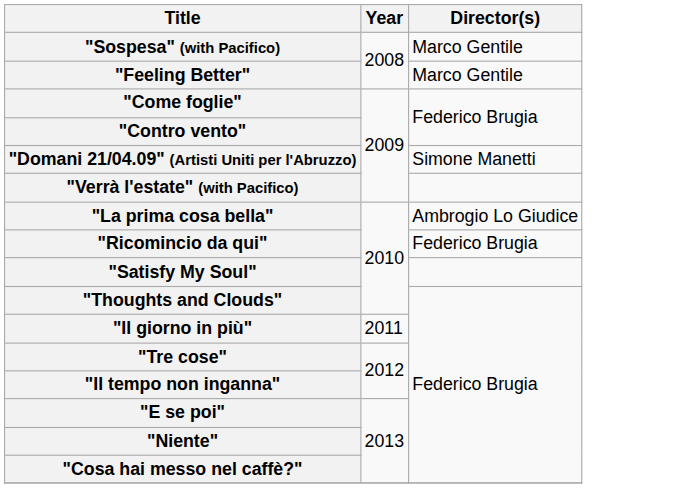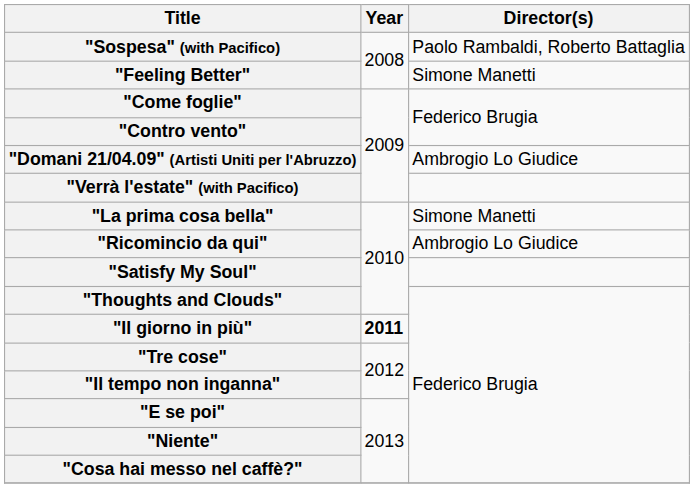(468, 46) Marco Gentile -> (549, 46) Paolo Rambaldi, Roberto Battaglia
(468, 74) Marco Gentile -> (474, 74) Simone Manetti
(474, 159) Simone Manetti -> (495, 159) Ambrogio Lo Giudice
(495, 215) Ambrogio Lo Giudice -> (474, 215) Simone Manetti
(475, 243) Federico Brugia -> (495, 243) Ambrogio Lo Giudice
(384, 328) normal -> (384, 328) bold
